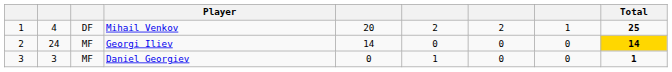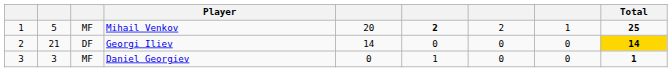(54, 27) 4 -> (54, 27) 5
(87, 27) DF -> (87, 27) MF
(435, 27) normal -> (435, 27) bold
(54, 43) 24 -> (54, 43) 21
(87, 43) MF -> (87, 43) DF
